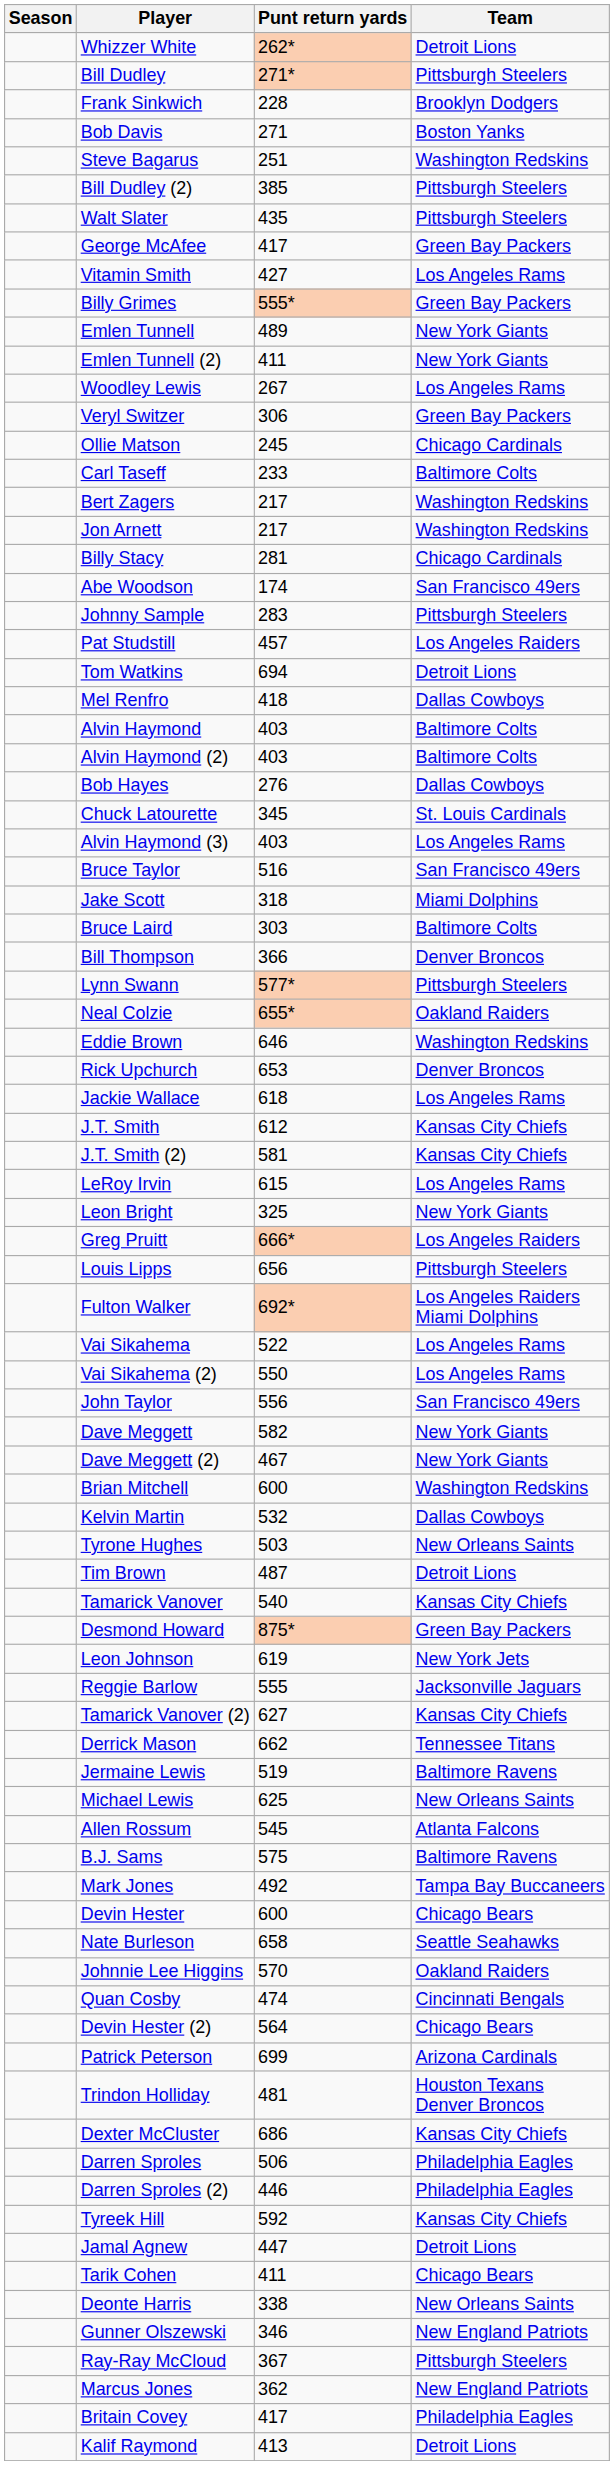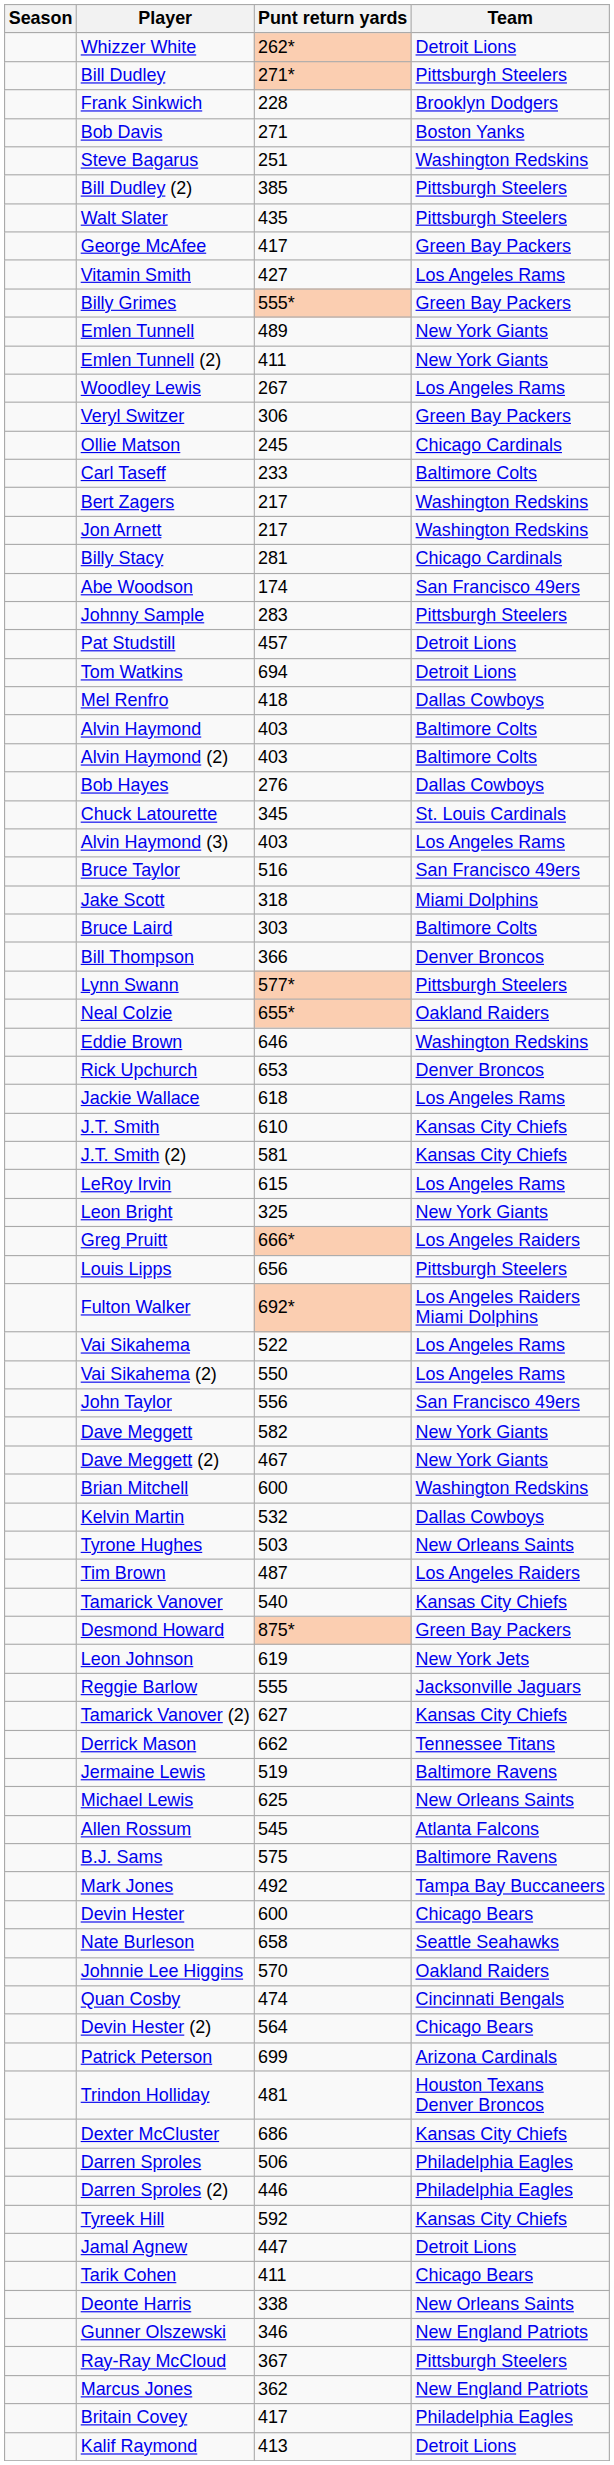(498, 643) Los Angeles Raiders -> (466, 643) Detroit Lions
(273, 1127) 612 -> (273, 1127) 610
(466, 1573) Detroit Lions -> (498, 1573) Los Angeles Raiders
